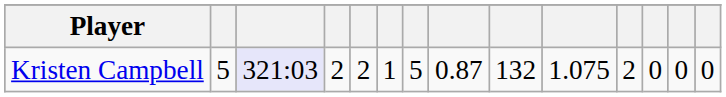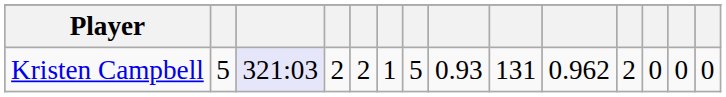(459, 69) 0.87 -> (459, 69) 0.93
(516, 69) 132 -> (516, 69) 131
(579, 69) 1.075 -> (579, 69) 0.962
